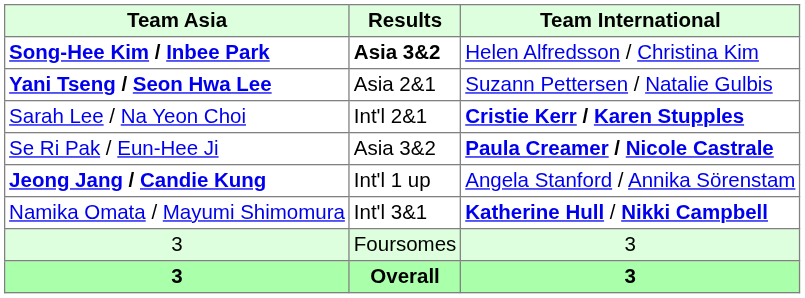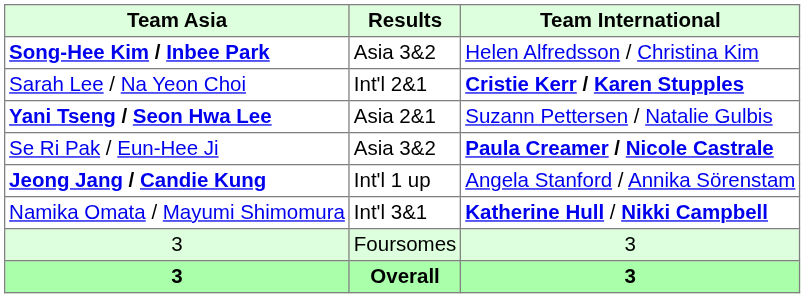(397, 52) bold -> (395, 52) normal
rows swapped: (128, 116) <-> (140, 84)
